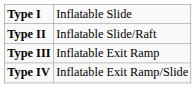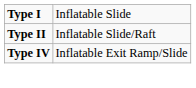- row: (29, 53)
